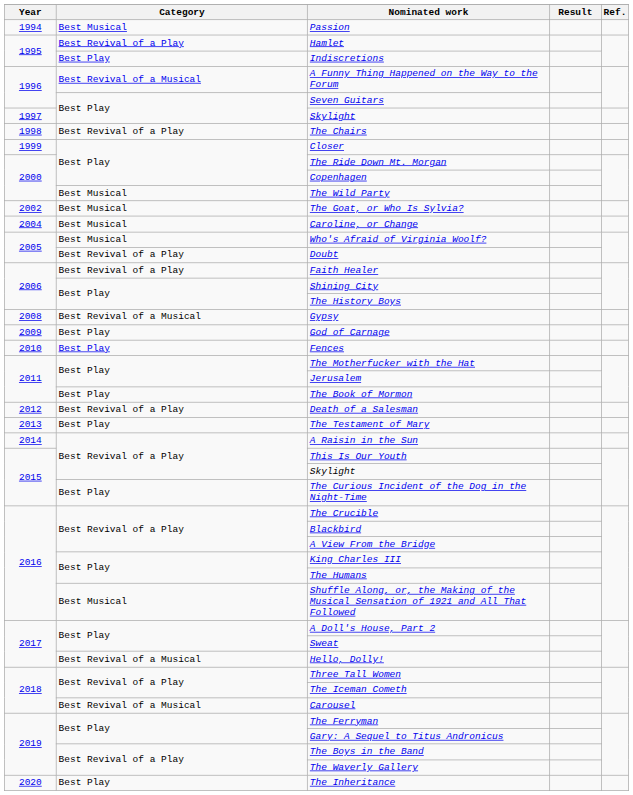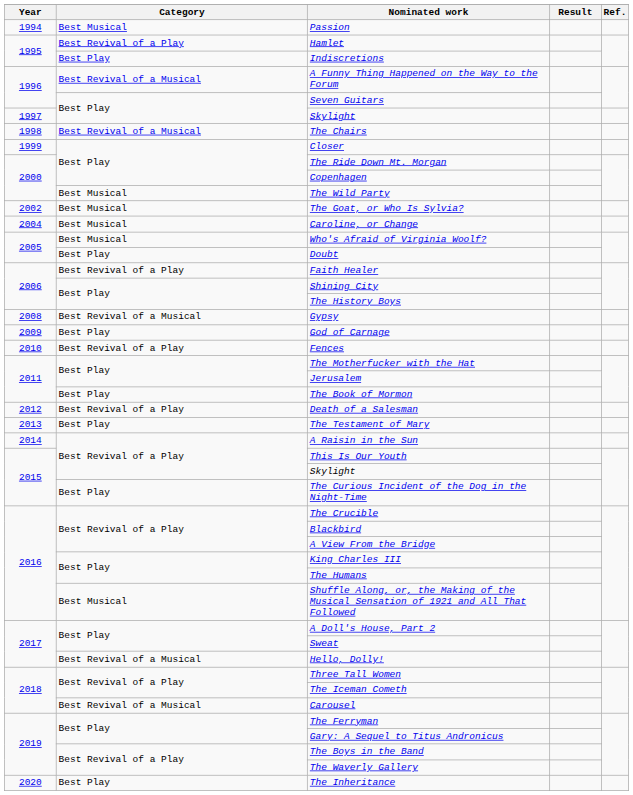(121, 131) Best Revival of a Play -> (130, 131) Best Revival of a Musical
(121, 255) Best Revival of a Play -> (84, 255) Best Play
(84, 348) Best Play -> (121, 348) Best Revival of a Play
